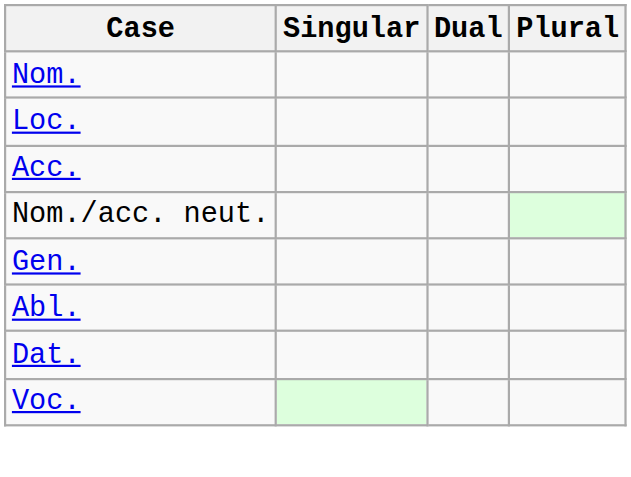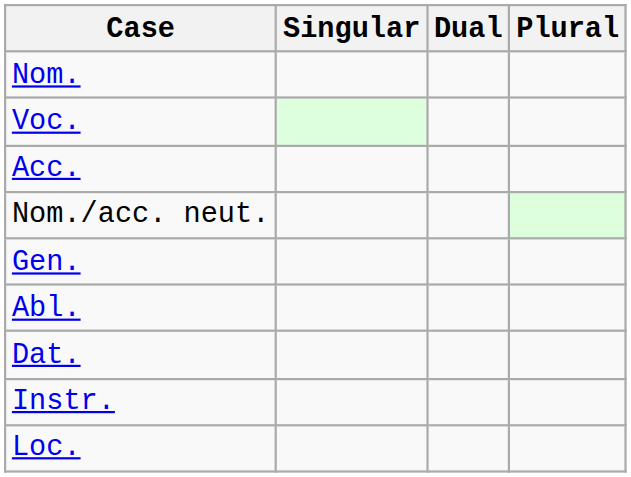rows swapped: (46, 401) <-> (46, 122)
+ row: (63, 401)
